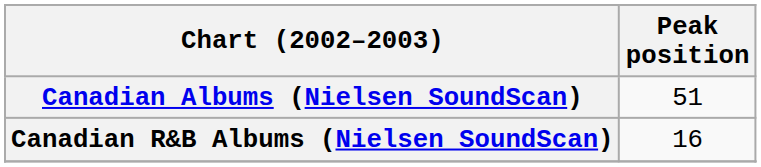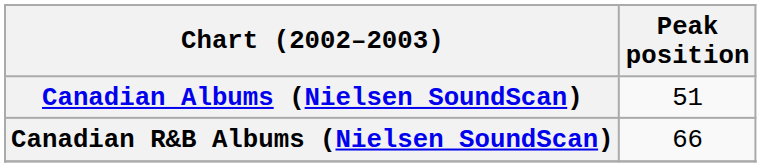(688, 140) 16 -> (688, 140) 66
